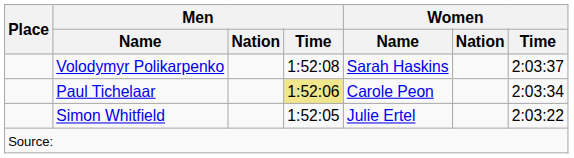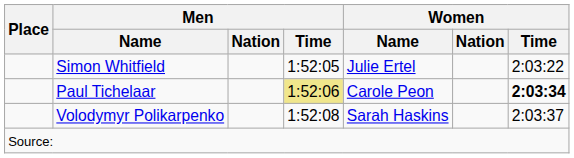rows swapped: (111, 116) <-> (140, 67)
(538, 91) normal -> (539, 91) bold
